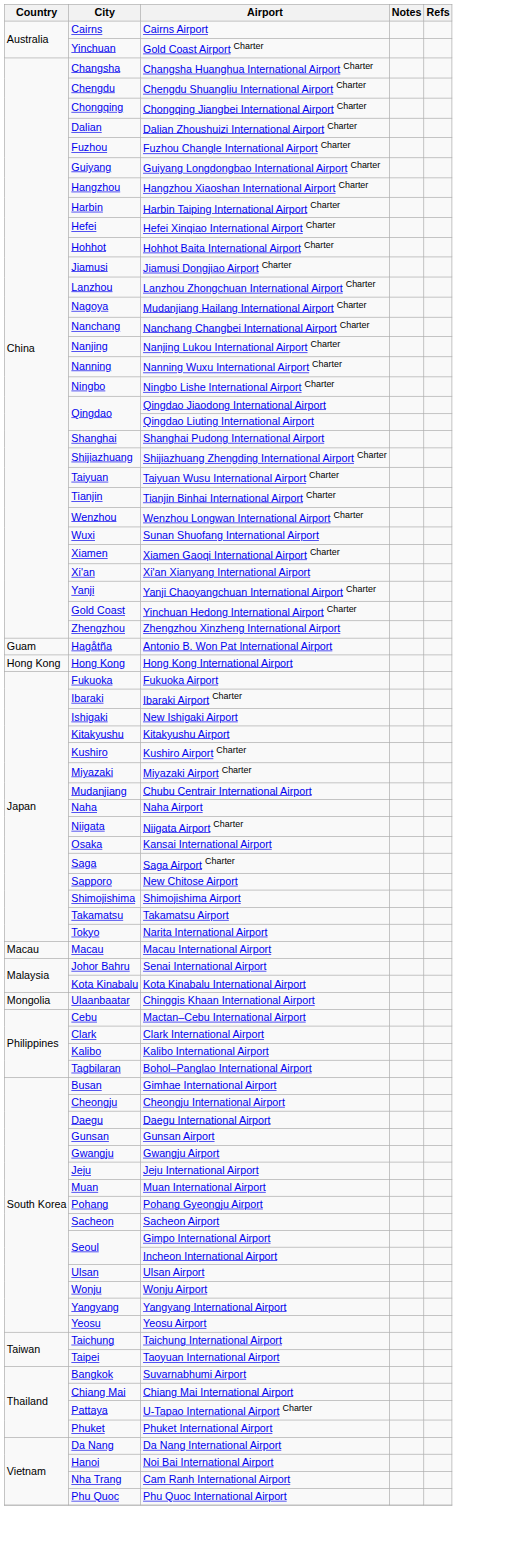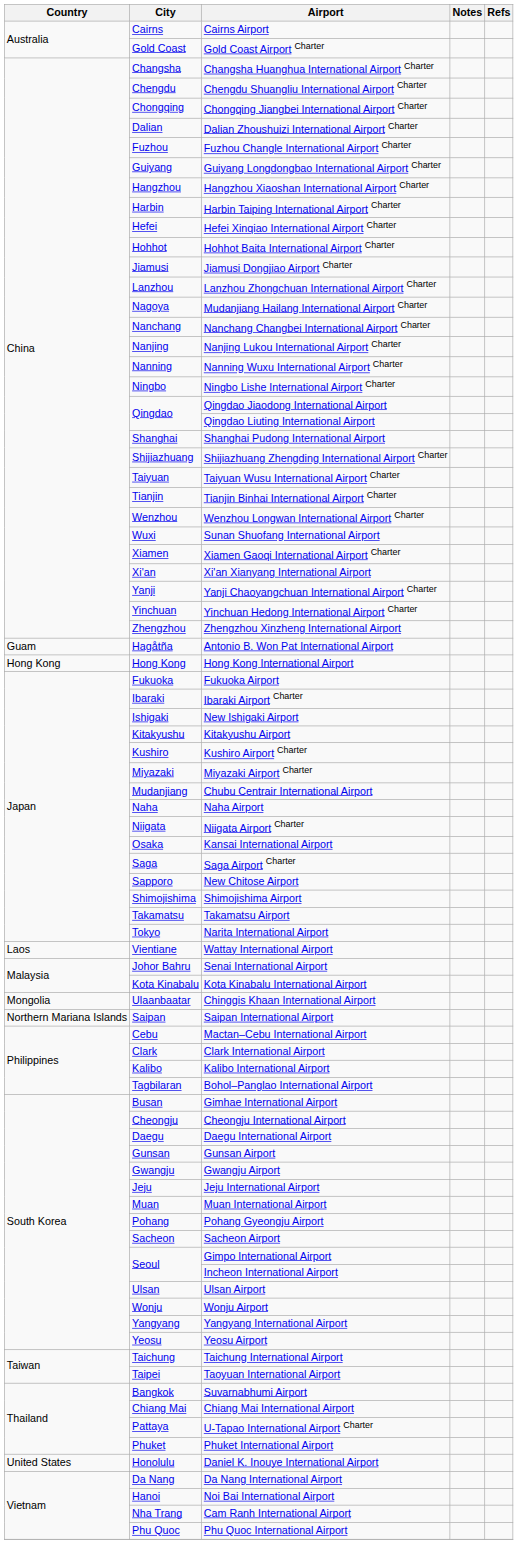(93, 48) Yinchuan -> (159, 48) Gold Coast
(98, 611) Gold Coast -> (154, 611) Yinchuan
+ row: (268, 950)
- row: (207, 950)
+ row: (268, 1018)
+ row: (291, 1462)
